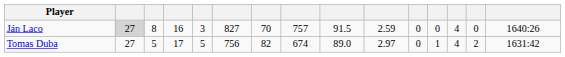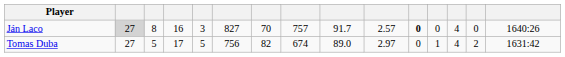(342, 28) 91.5 -> (342, 28) 91.7
(386, 28) 2.59 -> (386, 28) 2.57
(418, 28) normal -> (418, 28) bold
